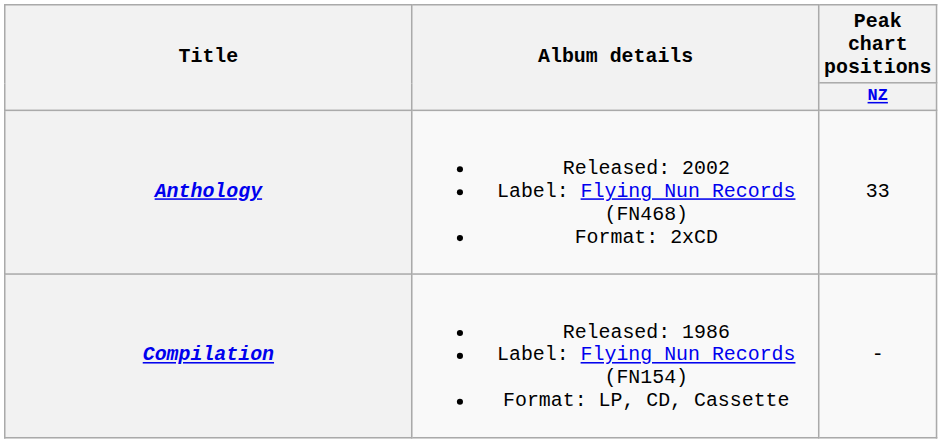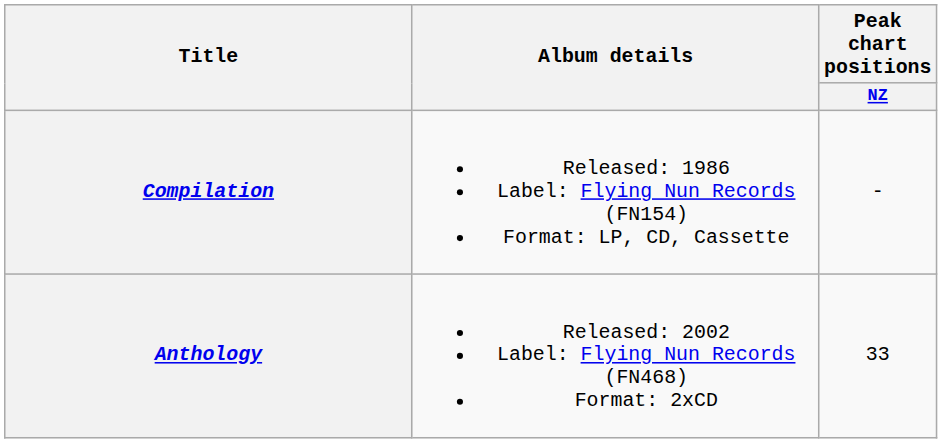rows swapped: (208, 356) <-> (208, 192)
